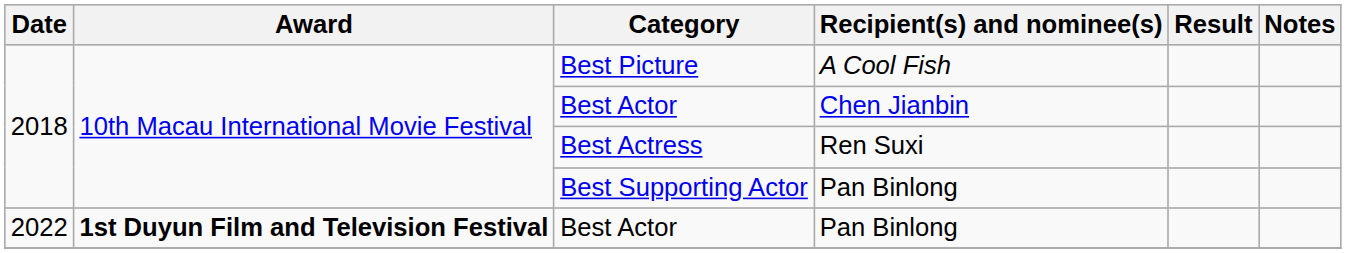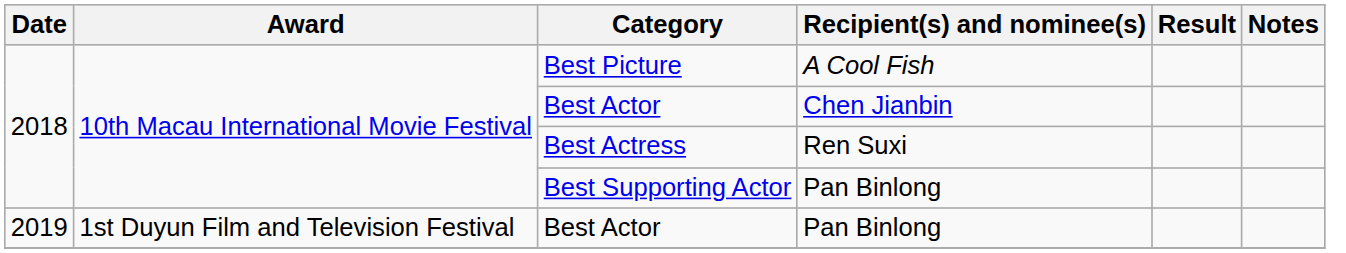(39, 227) 2022 -> (39, 227) 2019
(314, 227) bold -> (297, 227) normal
